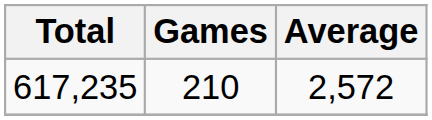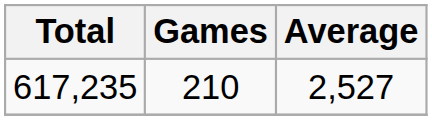(351, 86) 2,572 -> (351, 86) 2,527
